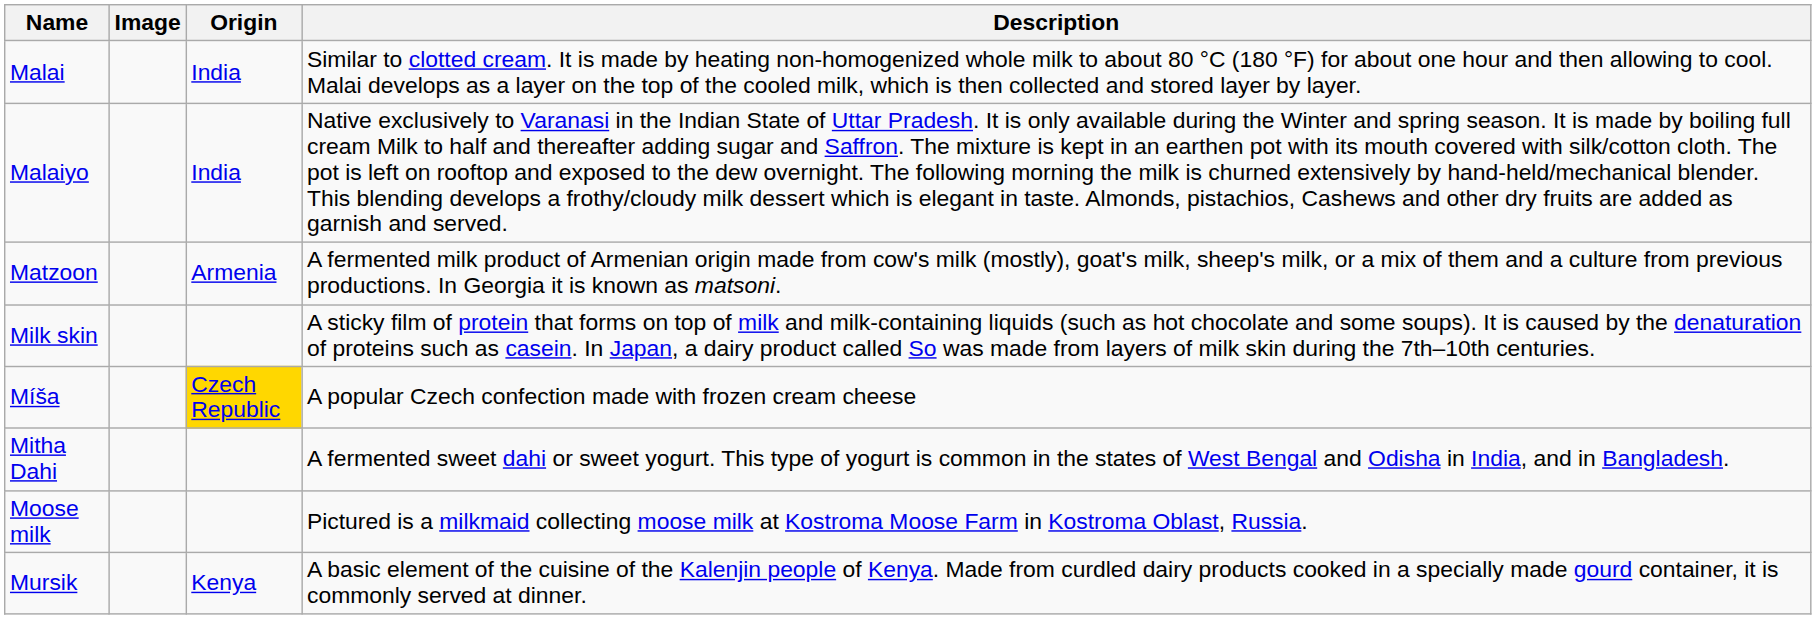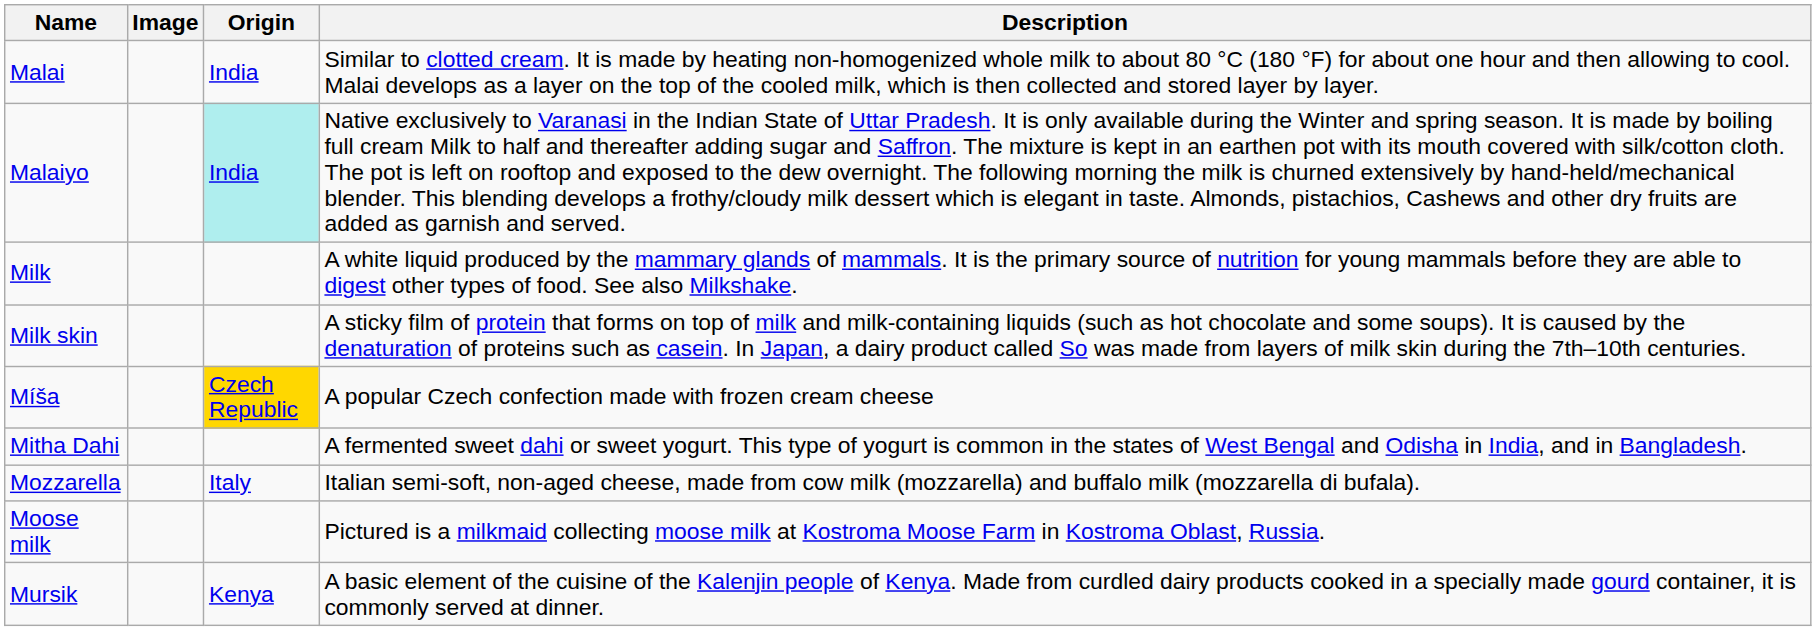(216, 172) no background -> (234, 172) paleturquoise background
- row: (54, 273)
+ row: (30, 273)
+ row: (65, 482)
